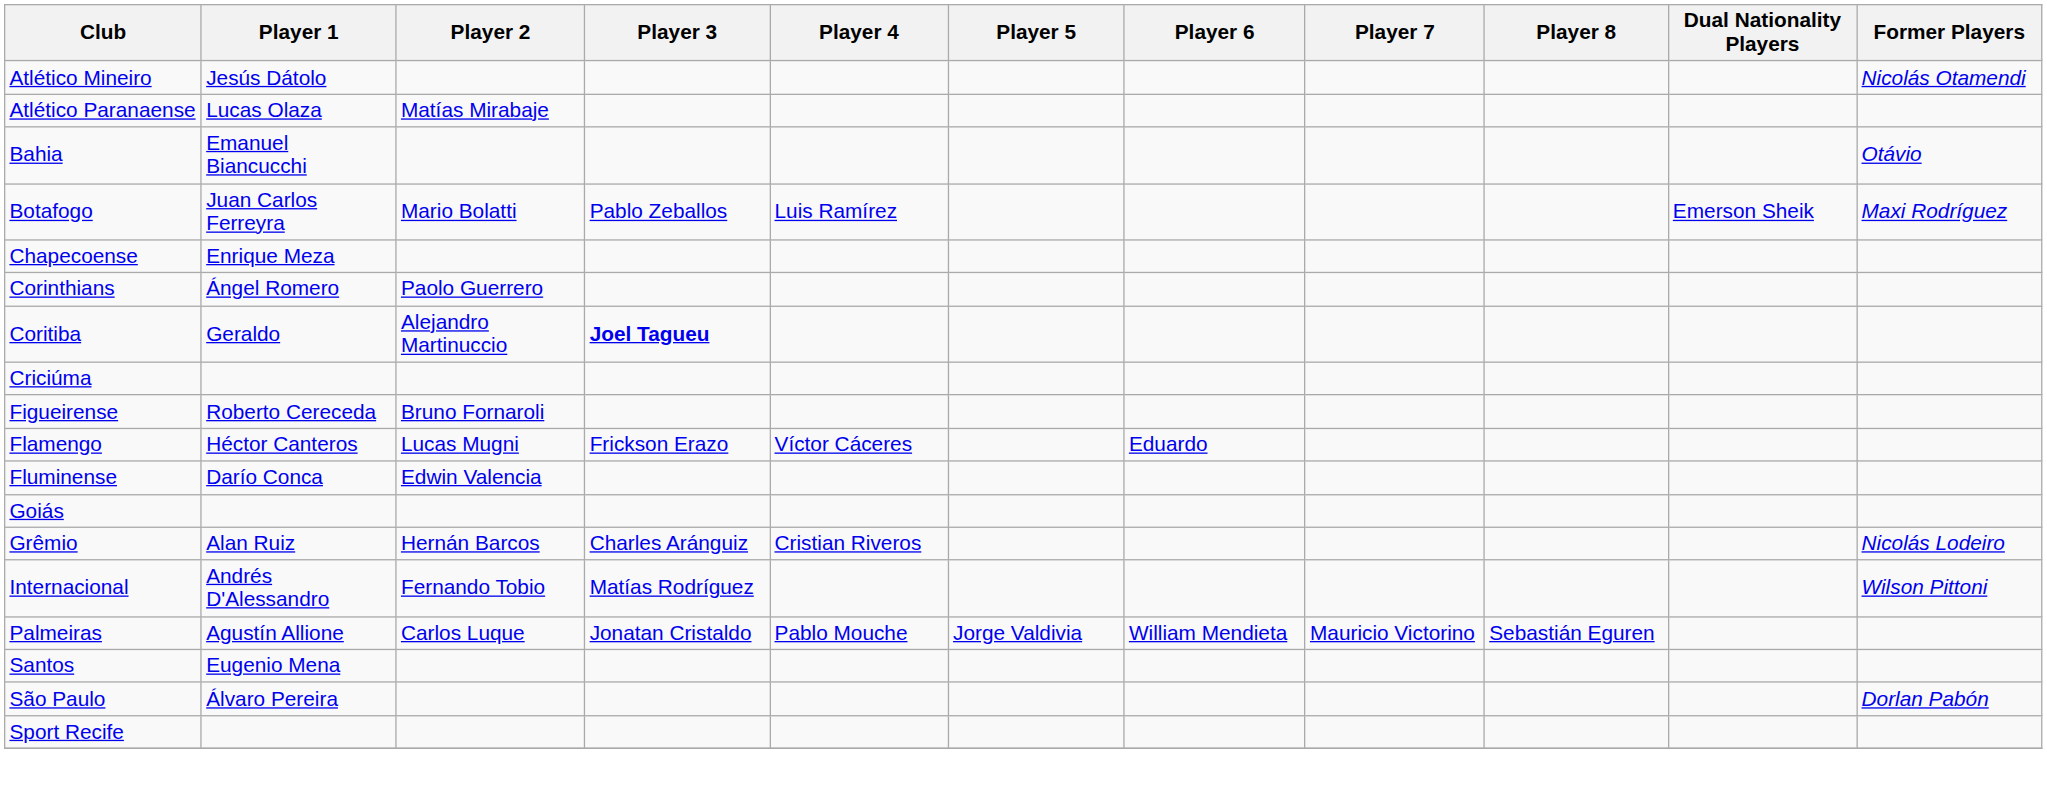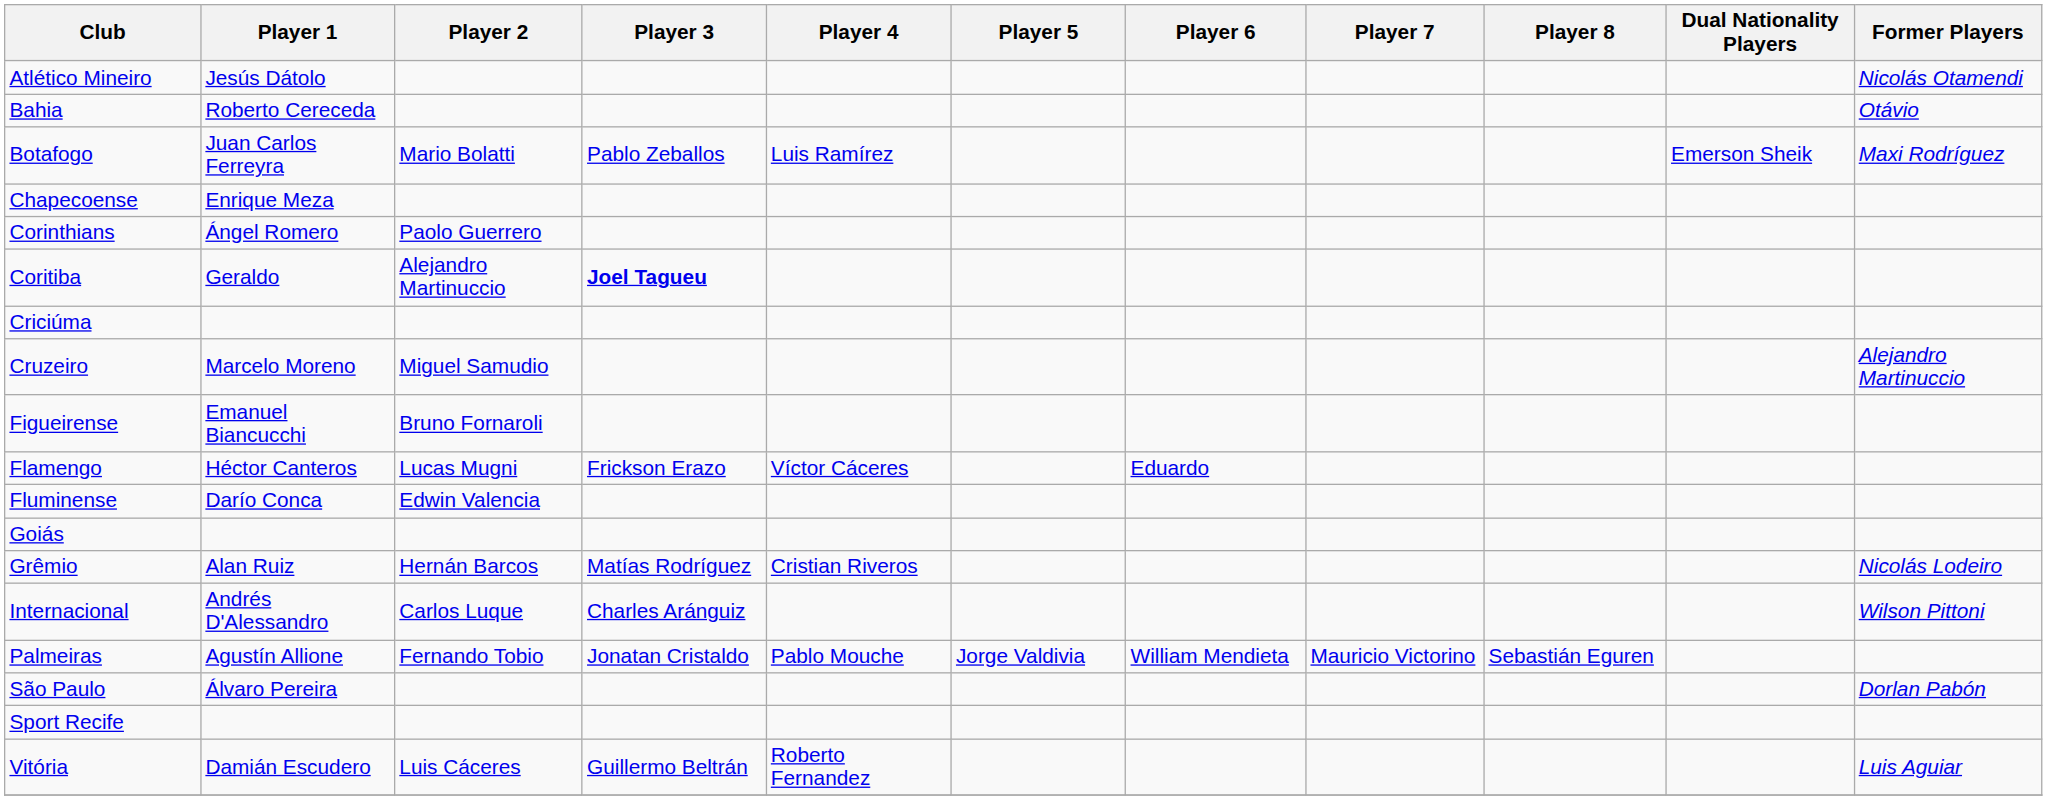- row: (103, 110)
(256, 155) Emanuel Biancucchi -> (290, 110) Roberto Cereceda
+ row: (49, 366)
(291, 411) Roberto Cereceda -> (256, 423) Emanuel Biancucchi
(669, 543) Charles Aránguiz -> (669, 566) Matías Rodríguez
(473, 588) Fernando Tobio -> (461, 611) Carlos Luque
(672, 588) Matías Rodríguez -> (666, 611) Charles Aránguiz
(463, 632) Carlos Luque -> (471, 656) Fernando Tobio
- row: (42, 665)
+ row: (39, 766)
